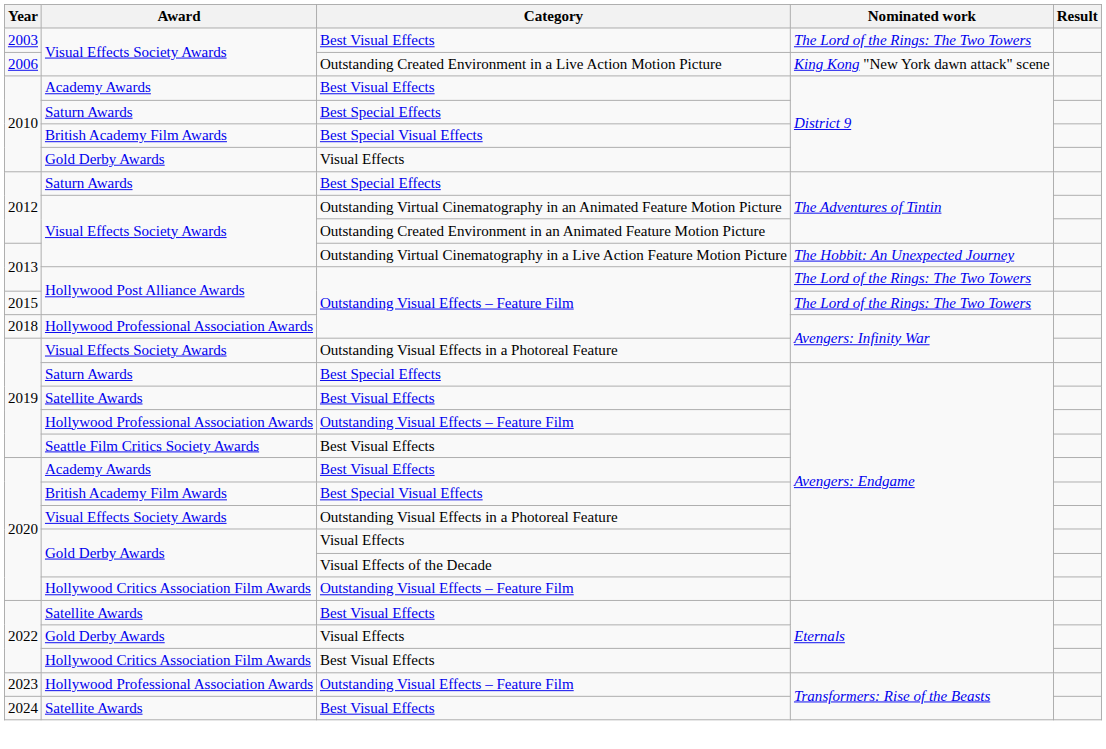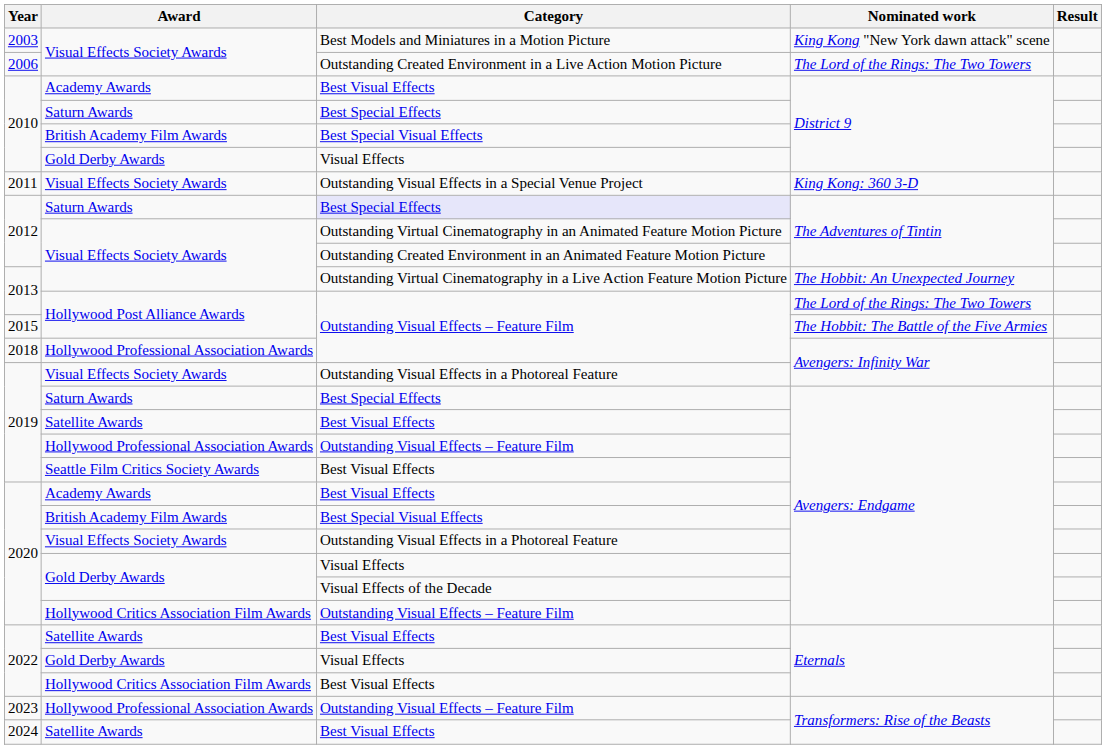(377, 40) Best Visual Effects -> (465, 40) Best Models and Miniatures in a Motion Picture
(913, 40) The Lord of the Rings: The Two Towers -> (922, 40) King Kong "New York dawn attack" scene
(922, 64) King Kong "New York dawn attack" scene -> (913, 64) The Lord of the Rings: The Two Towers
+ row: (23, 183)
(380, 183) no background -> (380, 207) lavender background
(913, 302) The Lord of the Rings: The Two Towers -> (921, 326) The Hobbit: The Battle of the Five Armies
